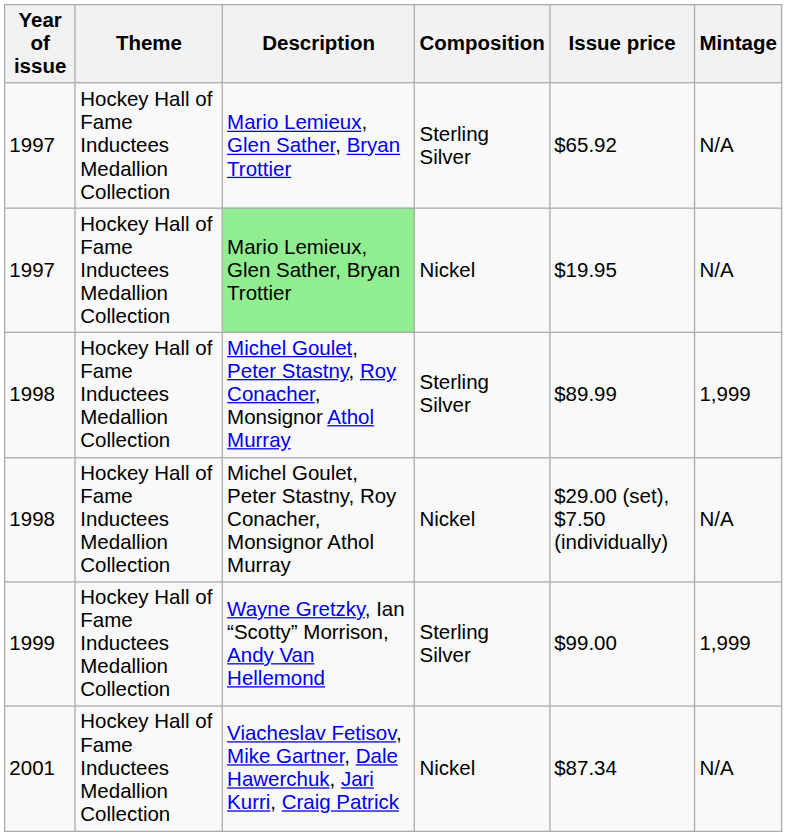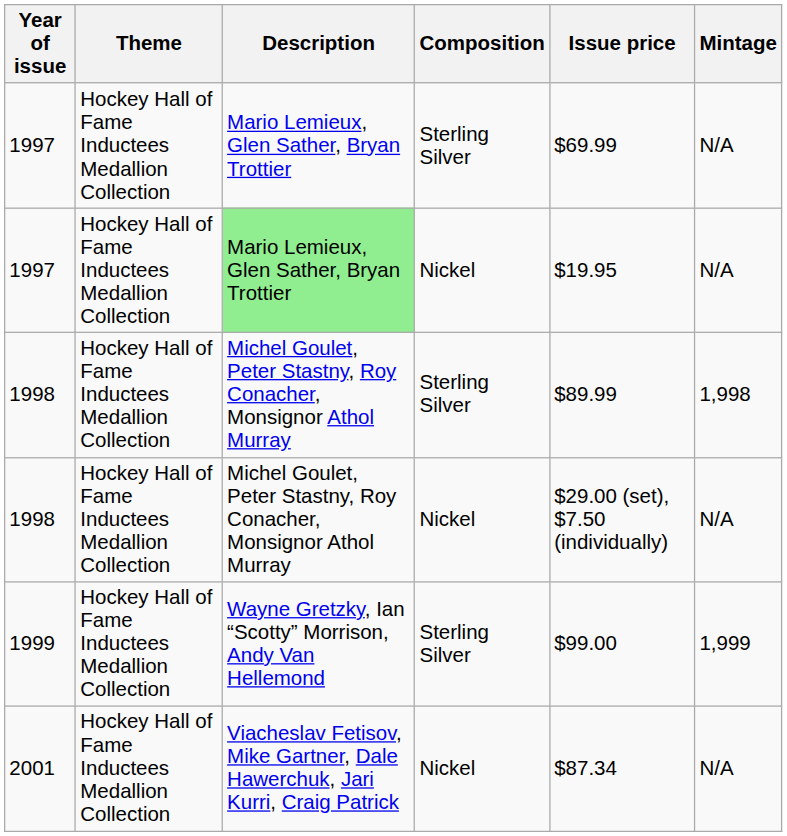(586, 145) $65.92 -> (586, 145) $69.99
(725, 394) 1,999 -> (725, 394) 1,998
